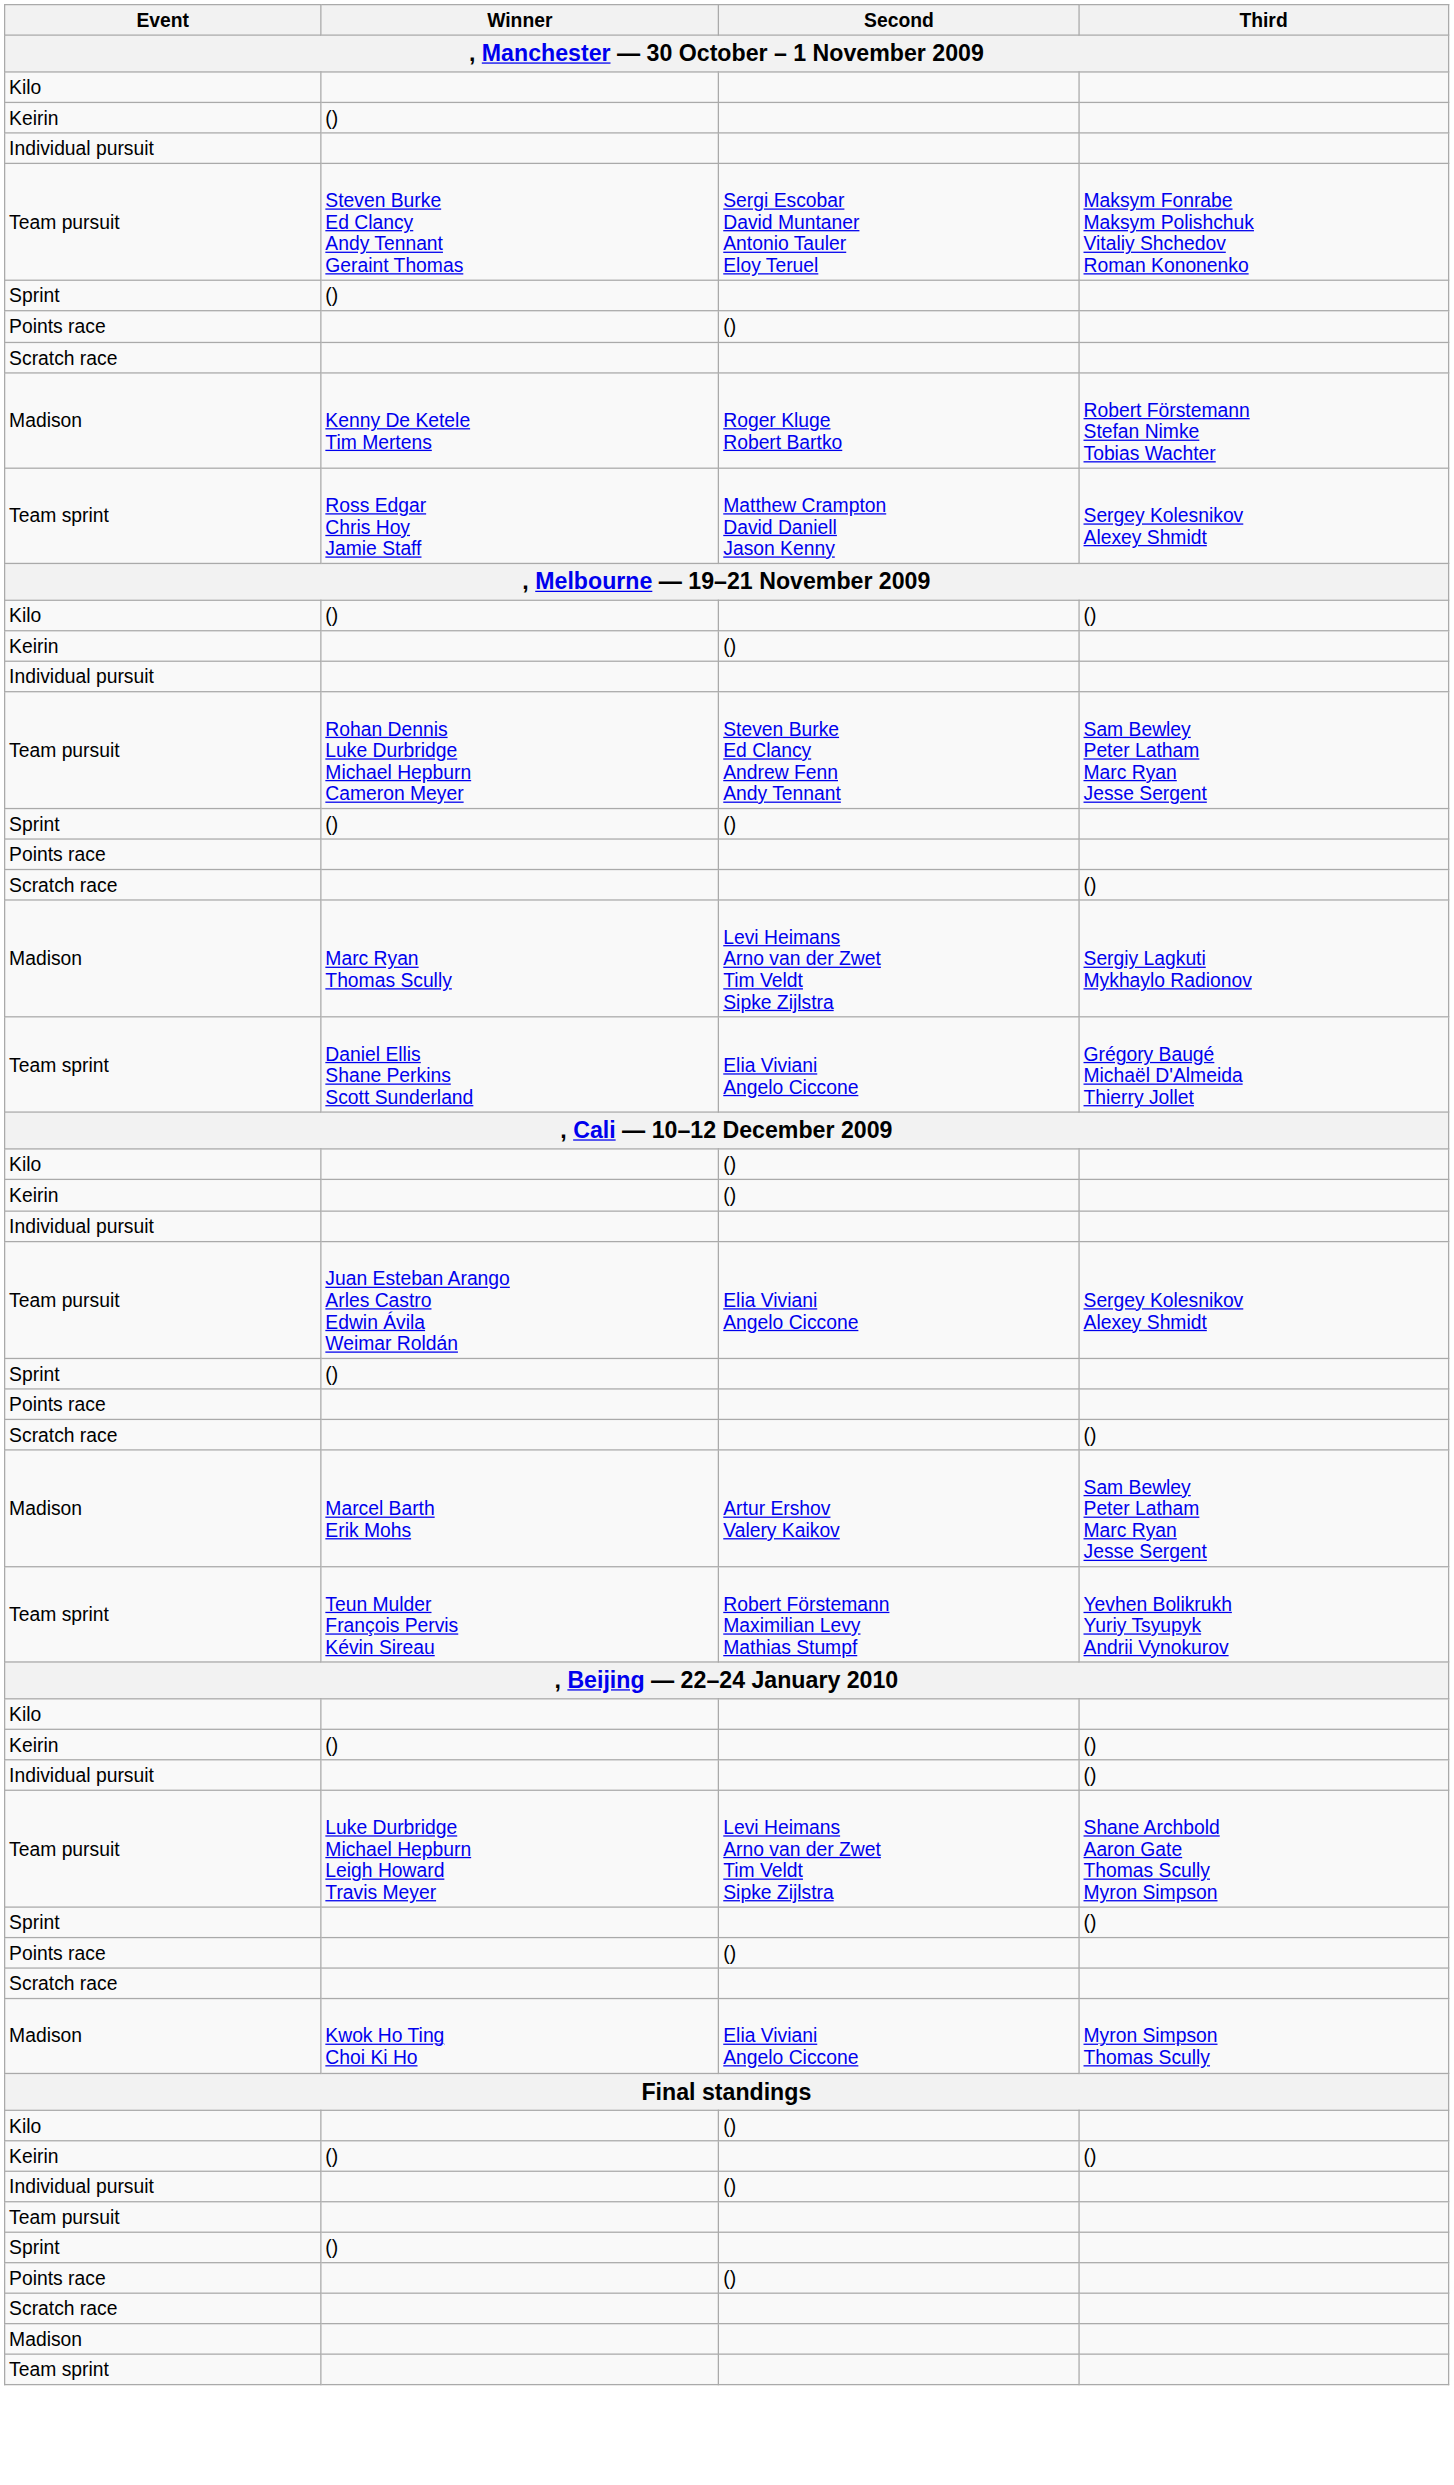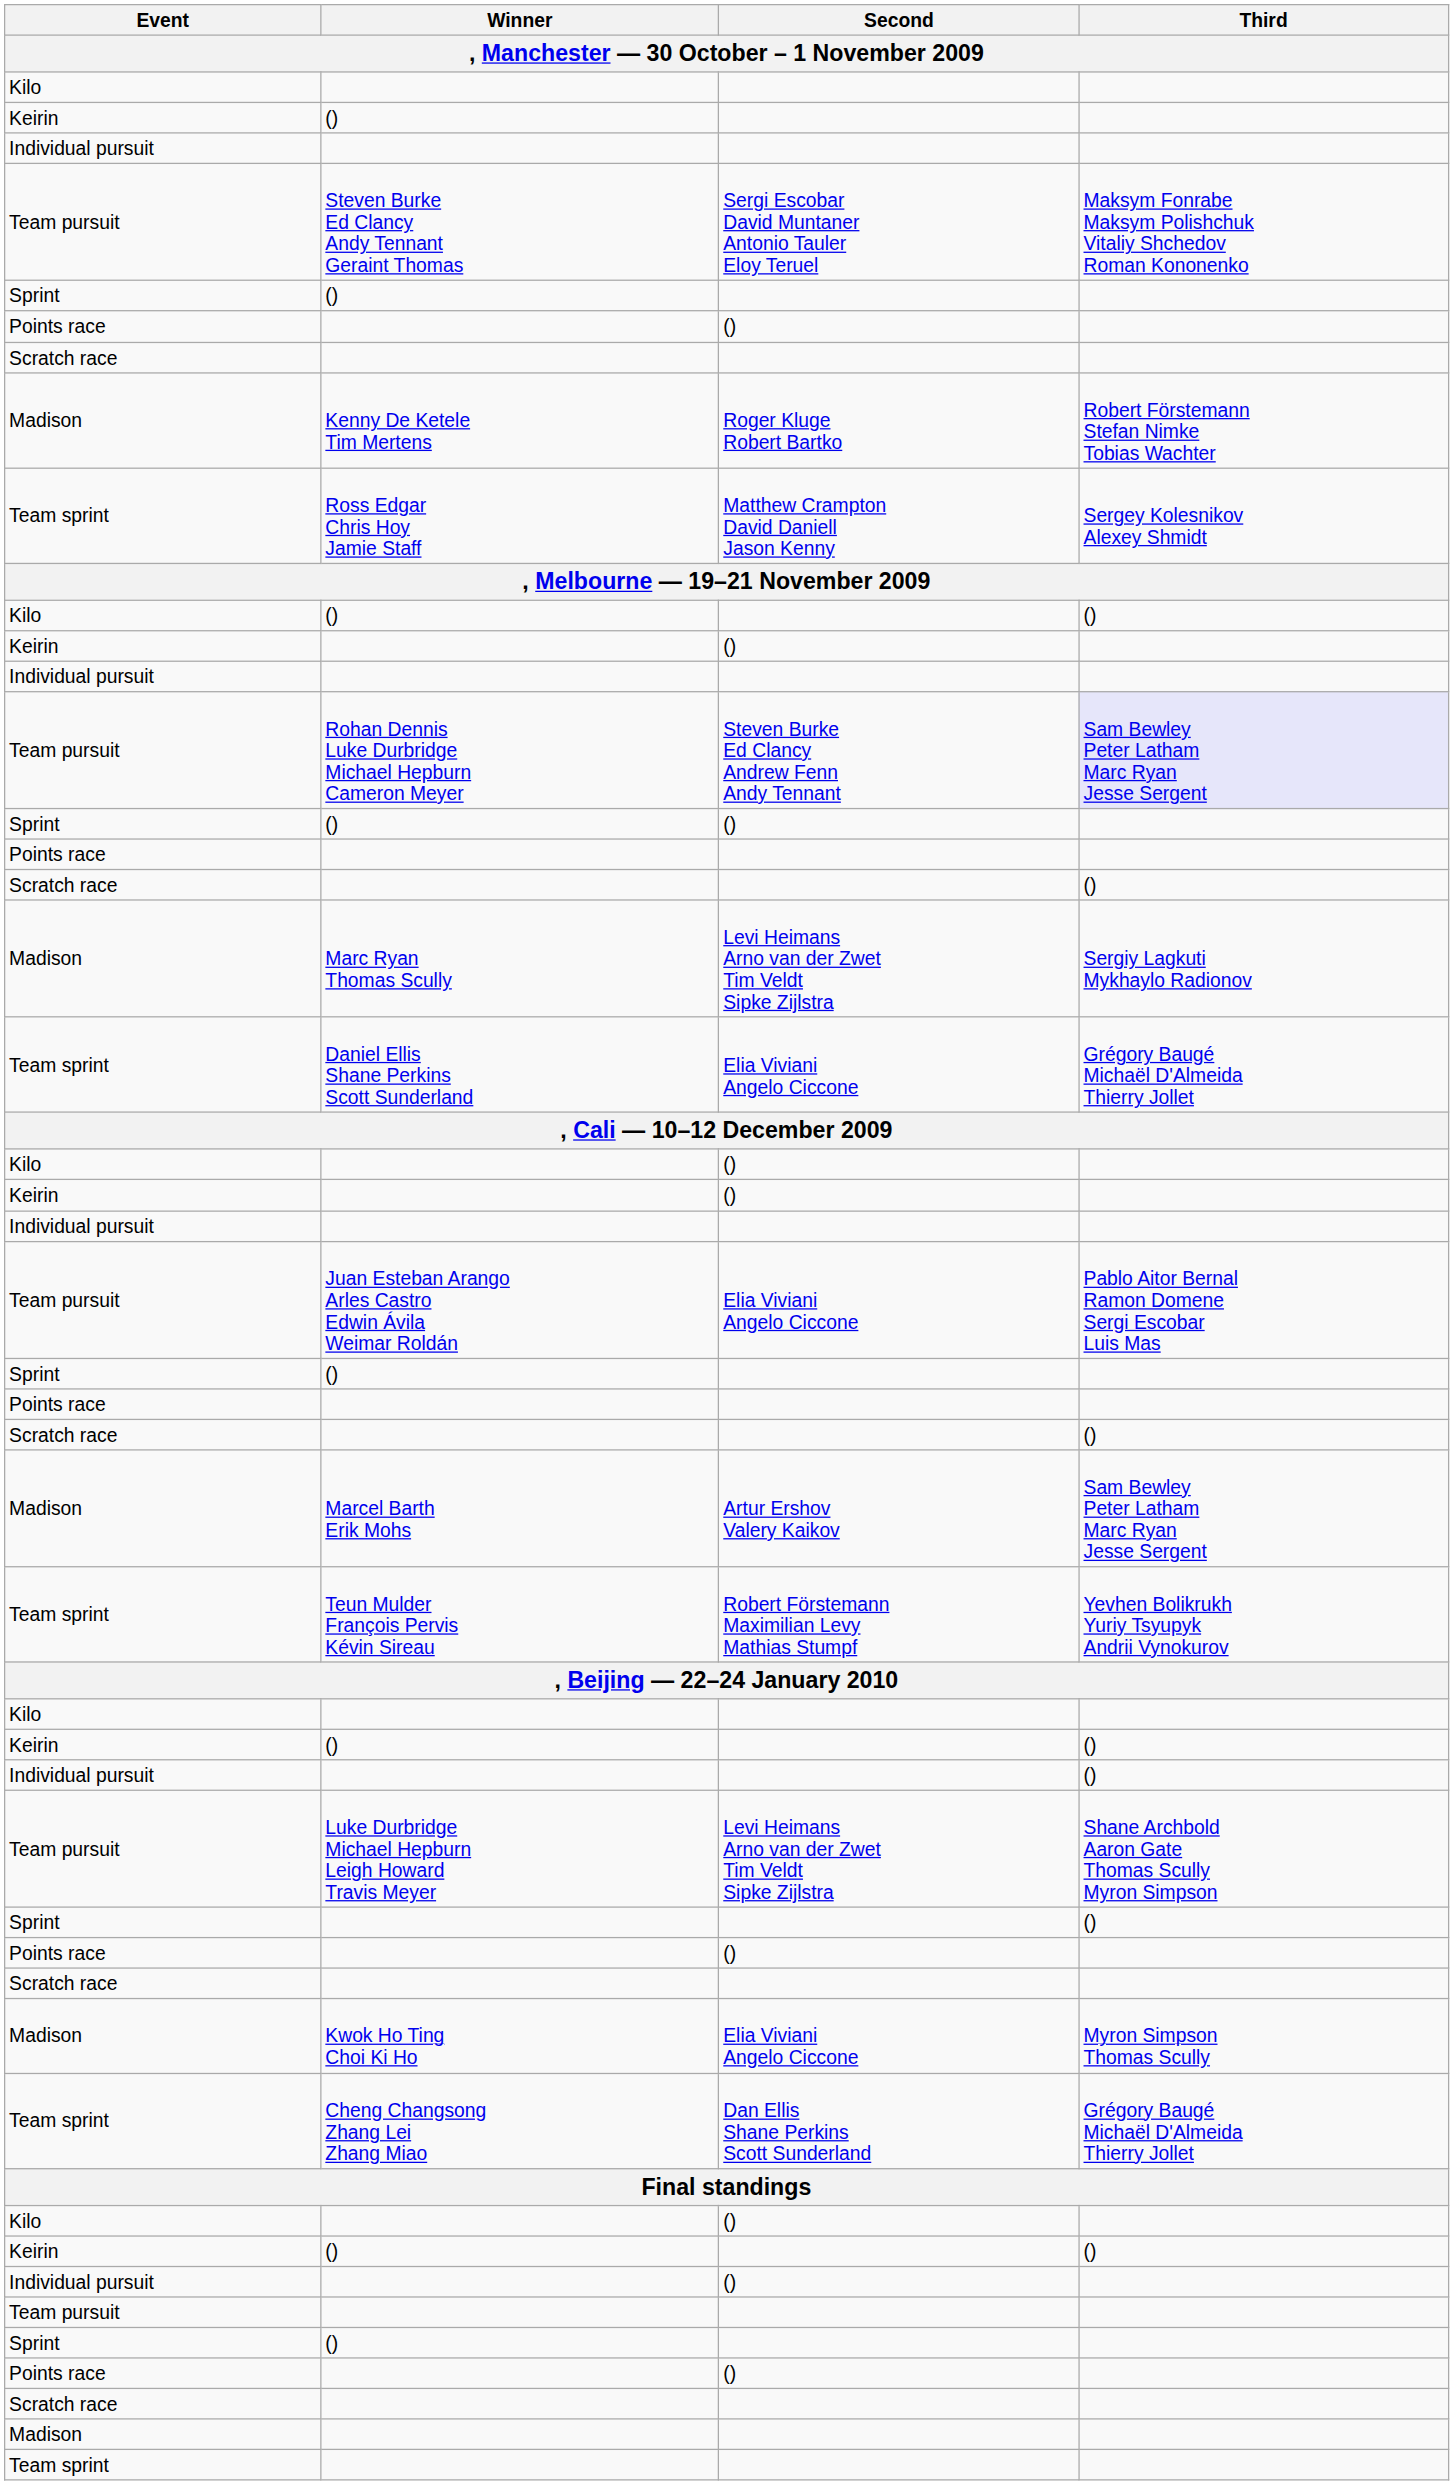(1145, 761) no background -> (1145, 761) lavender background
(1163, 1311) Sergey Kolesnikov Alexey Shmidt -> (1161, 1311) Pablo Aitor Bernal Ramon Domene Sergi Escobar Luis Mas
+ row: (59, 2121)
